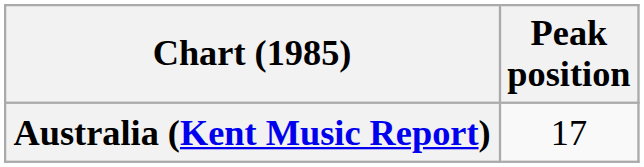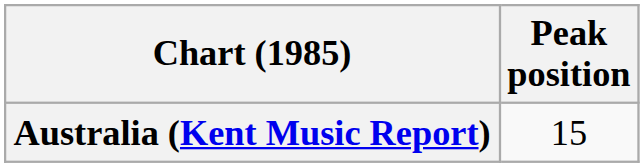(569, 131) 17 -> (569, 131) 15
